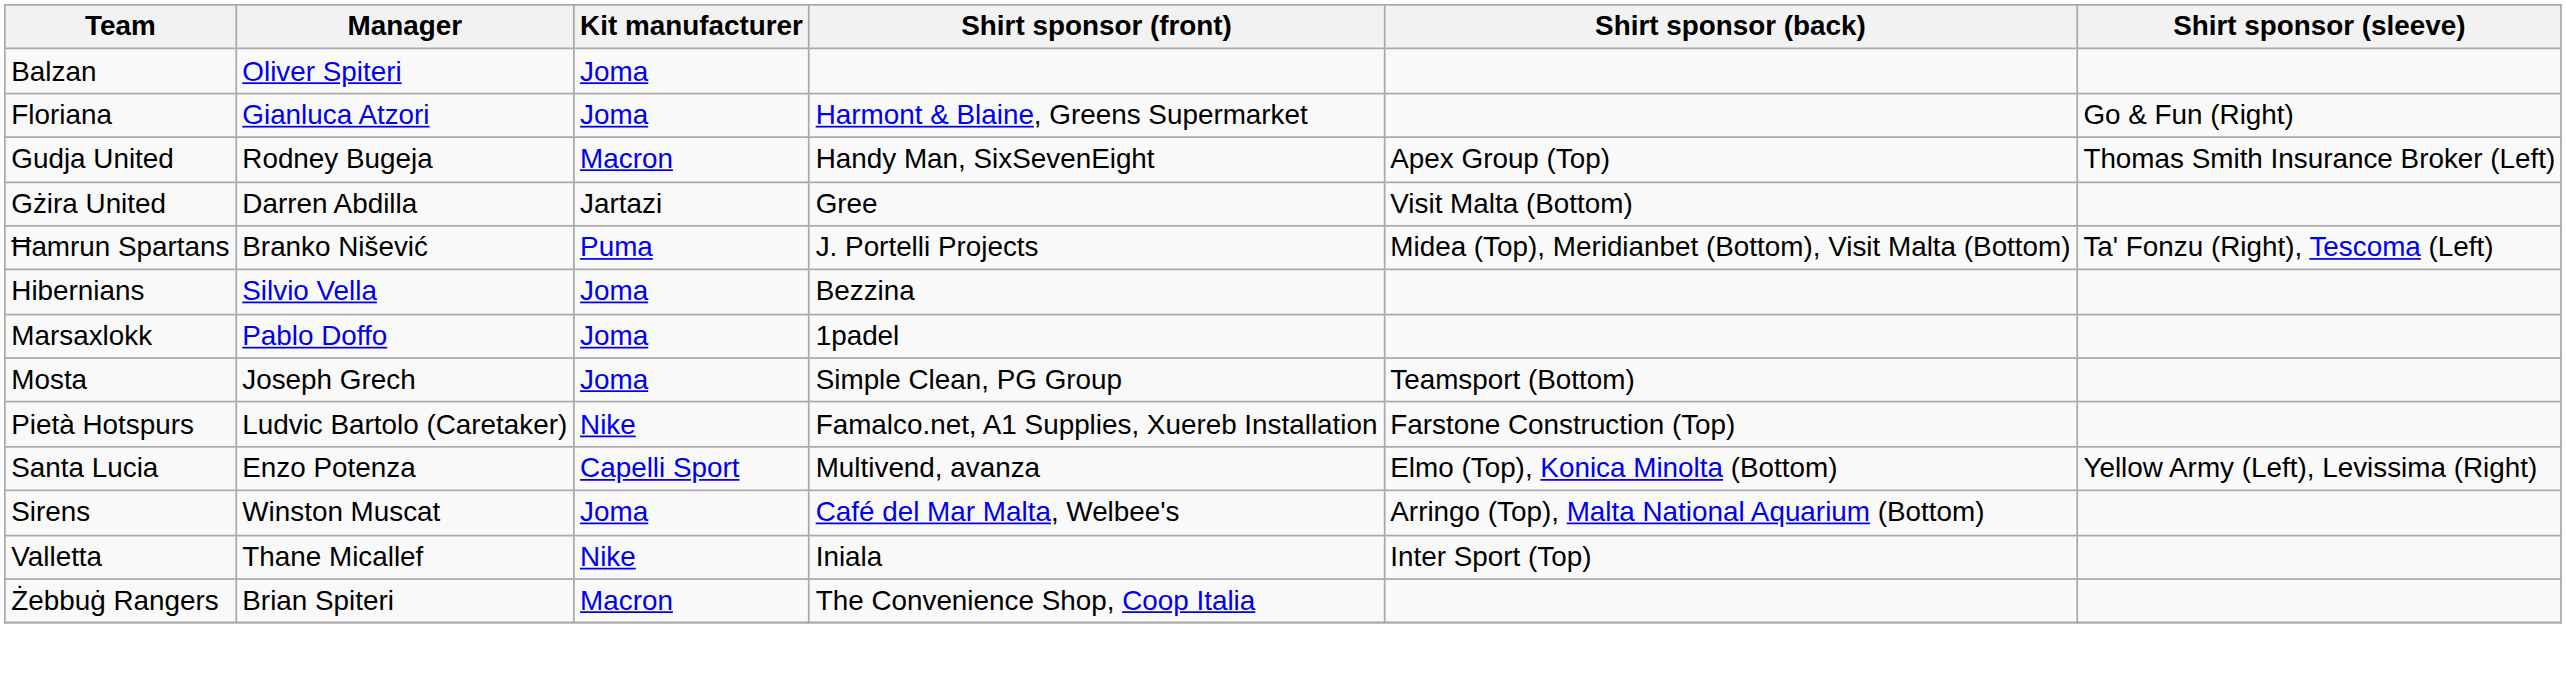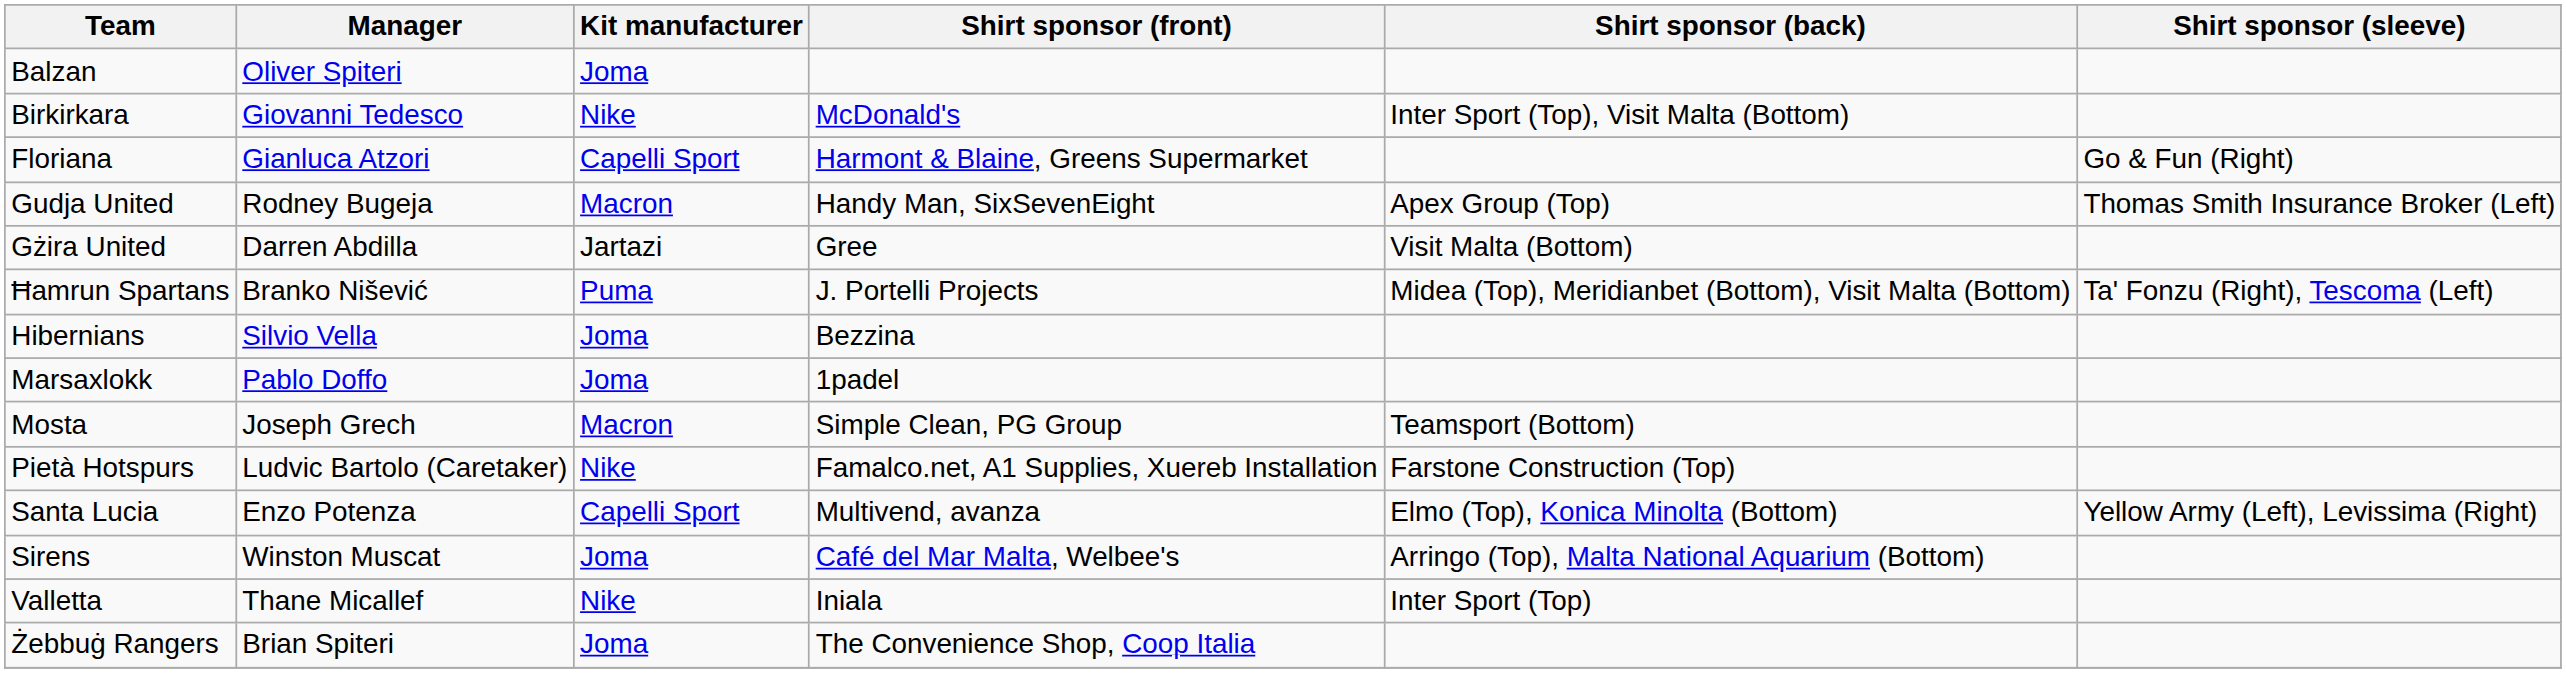+ row: (70, 114)
(614, 114) Joma -> (660, 159) Capelli Sport
(614, 379) Joma -> (626, 423) Macron
(626, 600) Macron -> (614, 644) Joma
